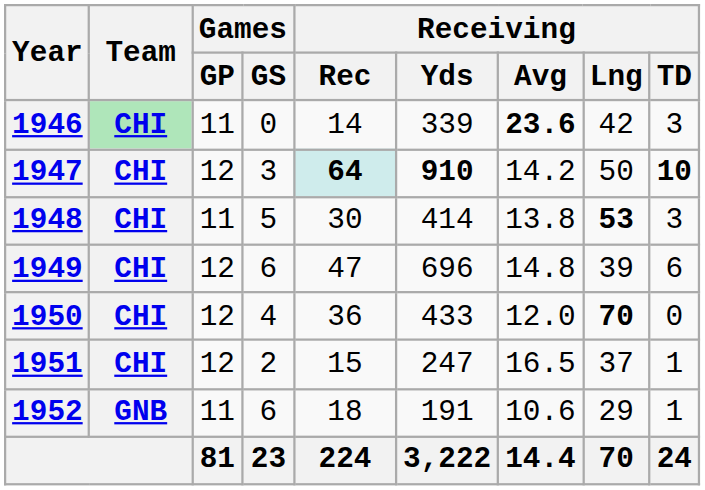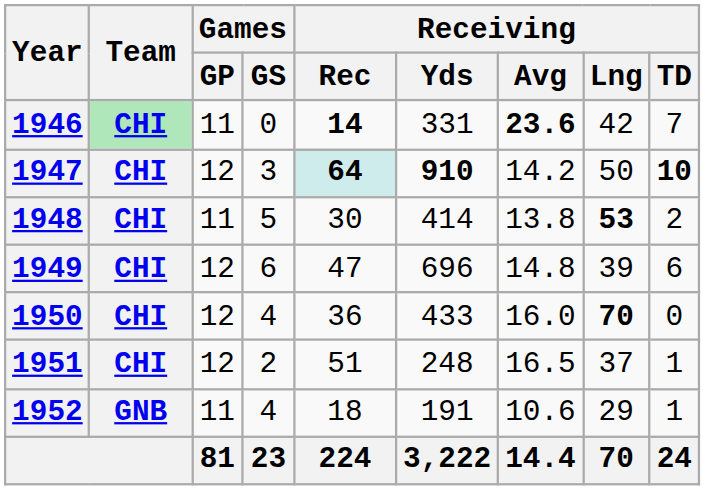(345, 125) normal -> (345, 125) bold
(447, 125) 339 -> (447, 125) 331
(674, 125) 3 -> (674, 125) 7
(674, 221) 3 -> (674, 221) 2
(541, 316) 12.0 -> (541, 316) 16.0
(345, 364) 15 -> (345, 364) 51
(447, 364) 247 -> (447, 364) 248
(268, 412) 6 -> (268, 412) 4
